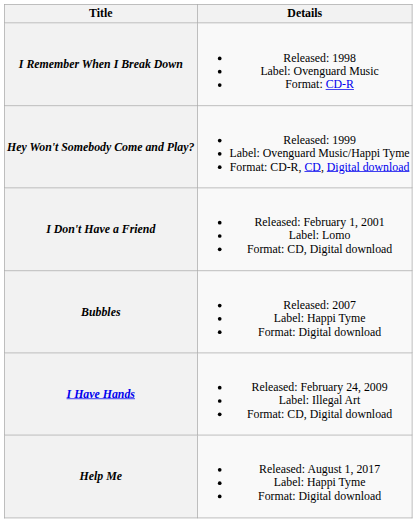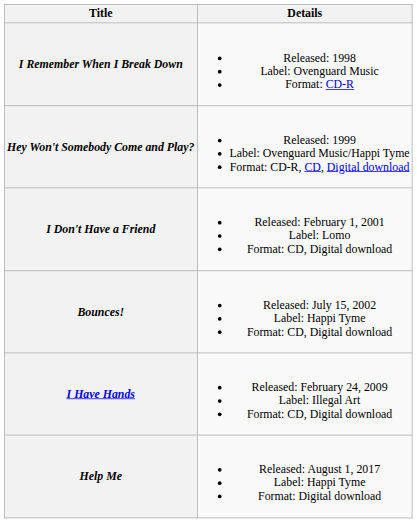+ row: (101, 311)
- row: (101, 311)
